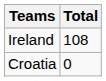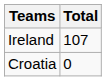(76, 40) 108 -> (76, 40) 107
